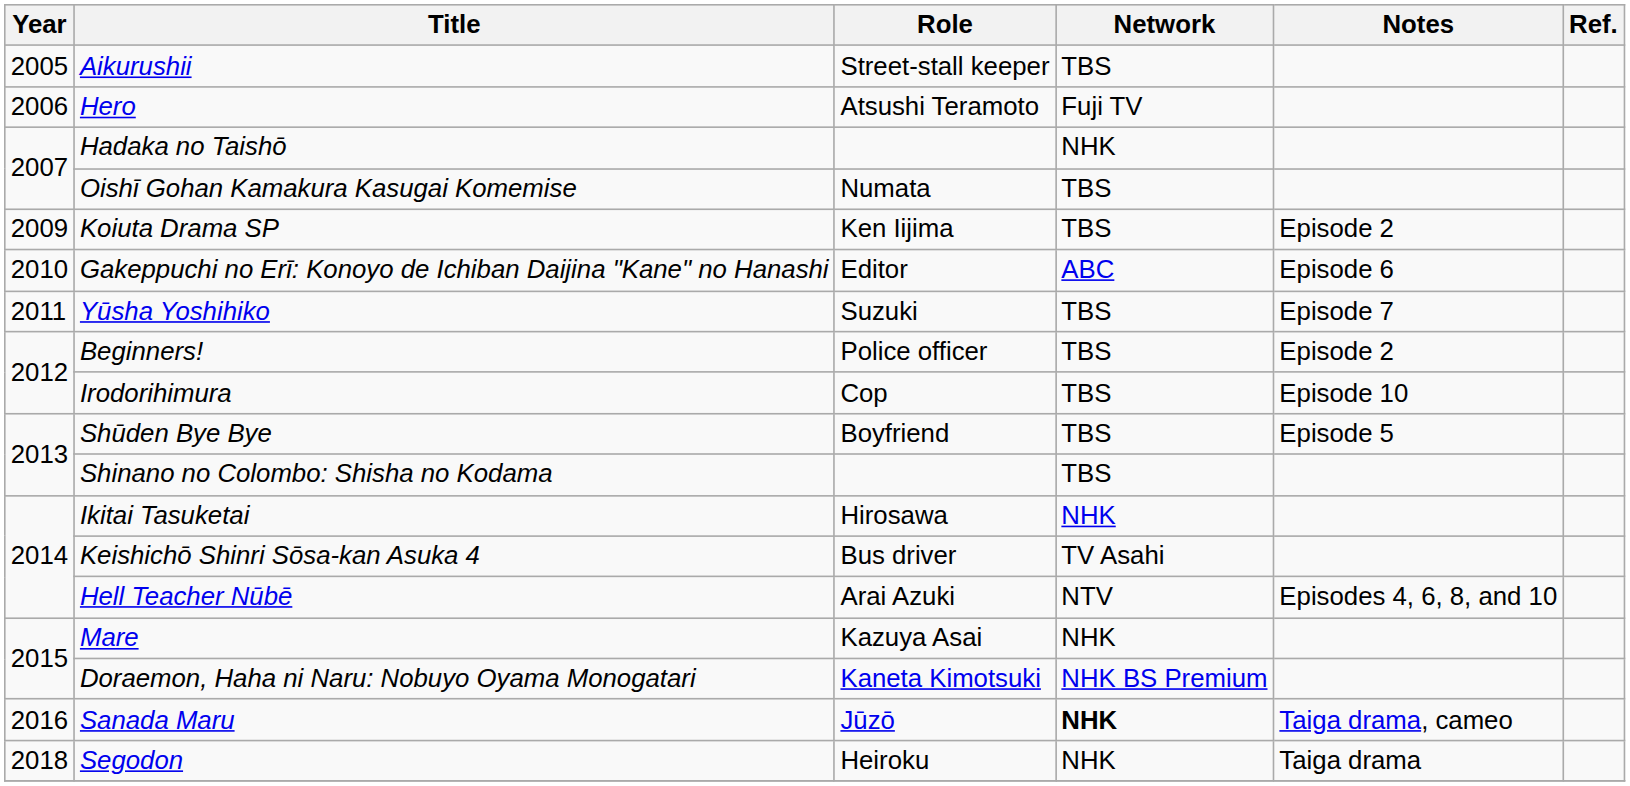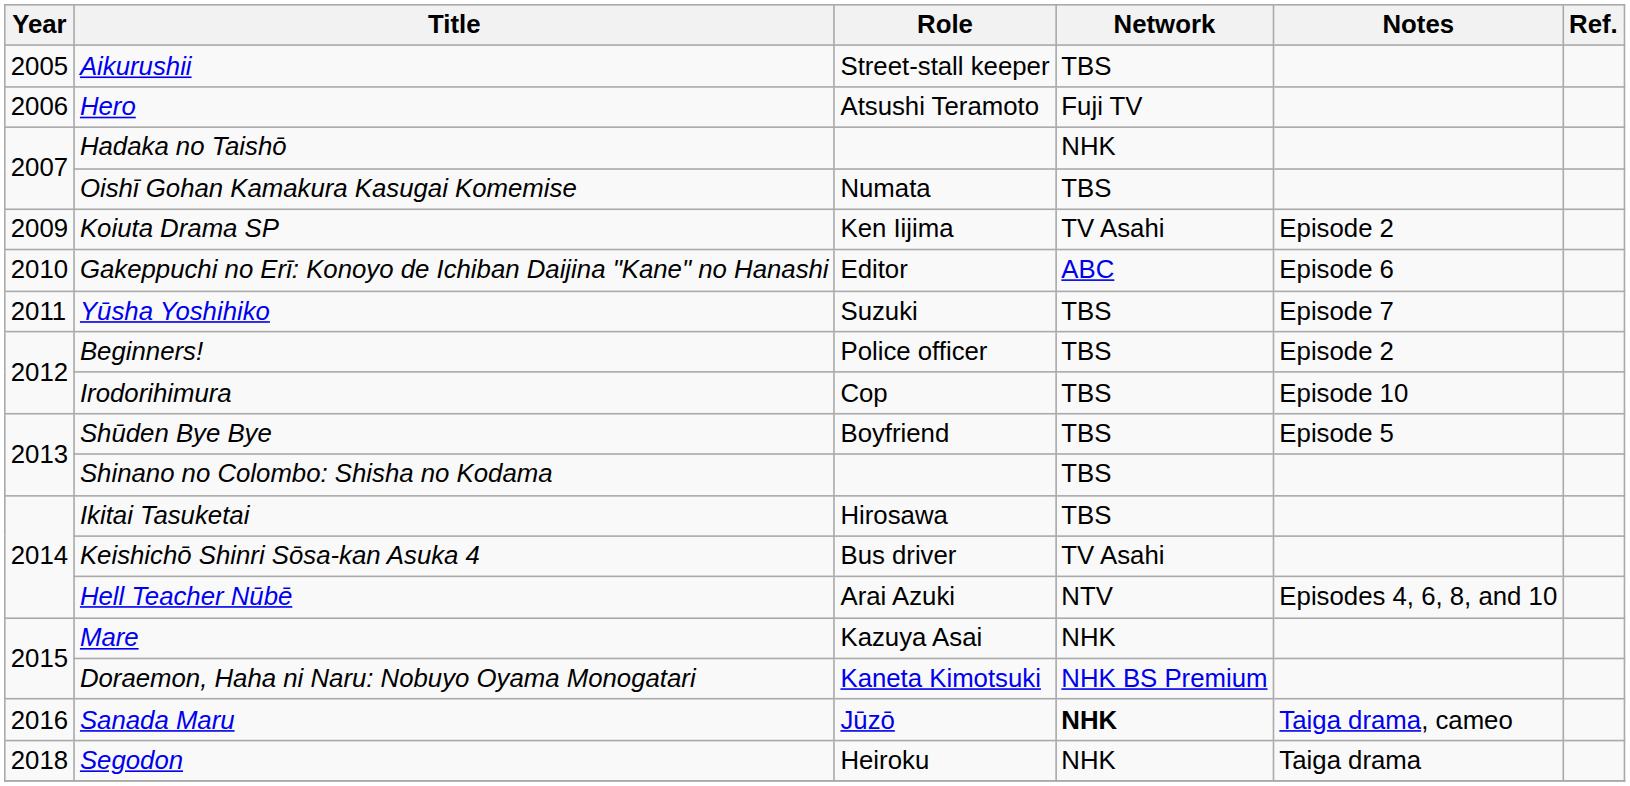(1086, 229) TBS -> (1113, 229) TV Asahi
(1089, 515) NHK -> (1086, 515) TBS
